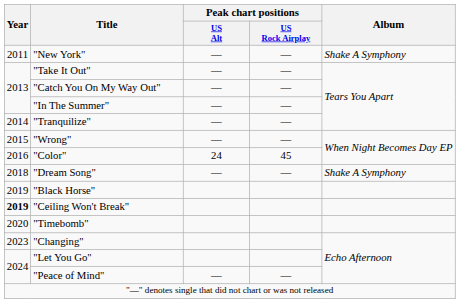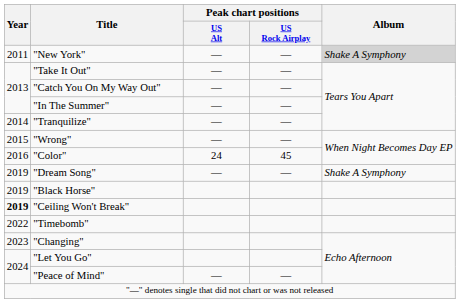(365, 54) no background -> (365, 54) lightgrey background
(18, 173) 2018 -> (18, 173) 2019
(18, 224) 2020 -> (18, 224) 2022
